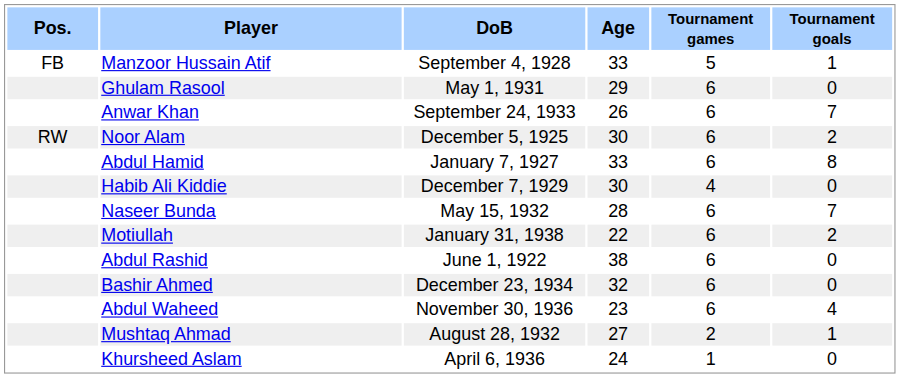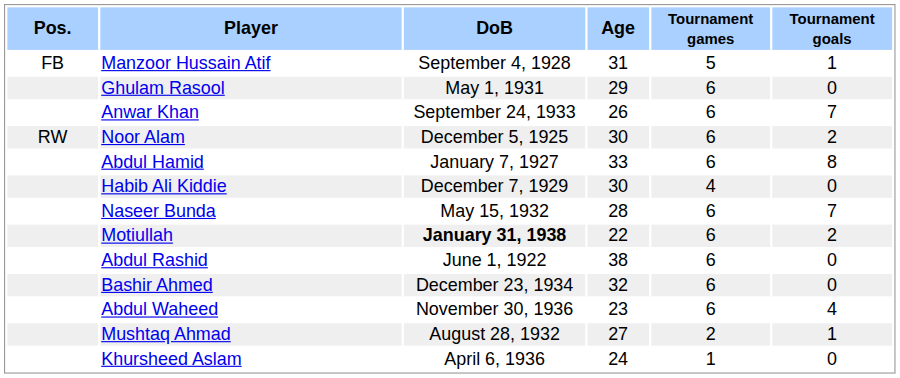(618, 63) 33 -> (618, 63) 31
(495, 235) normal -> (495, 235) bold
